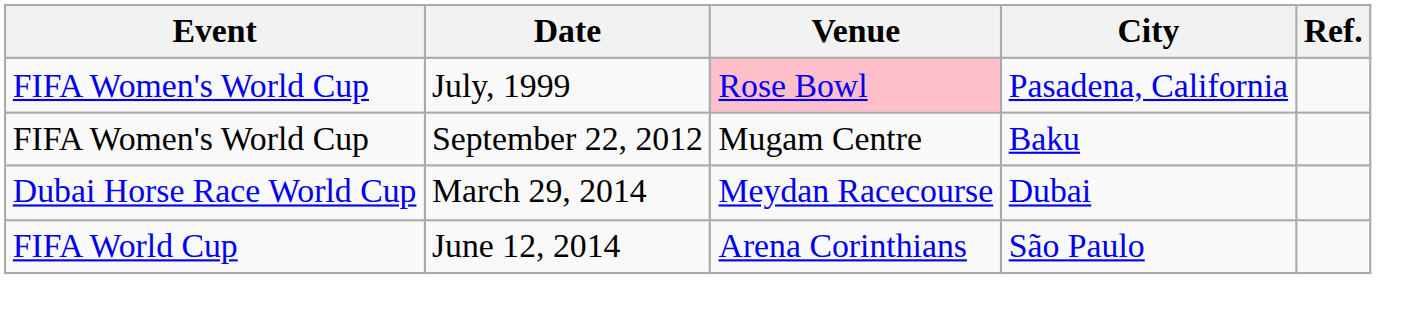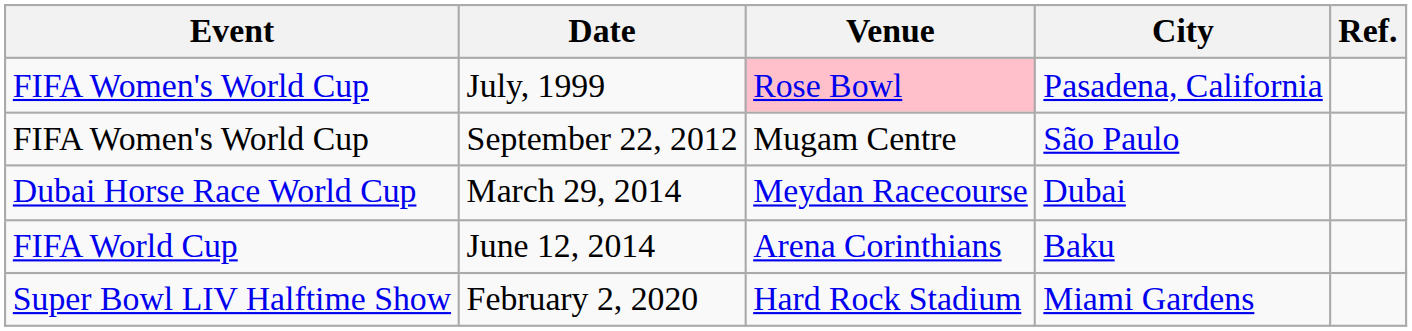(1044, 138) Baku -> (1111, 138) São Paulo
(1077, 245) São Paulo -> (1079, 245) Baku
+ row: (582, 298)
